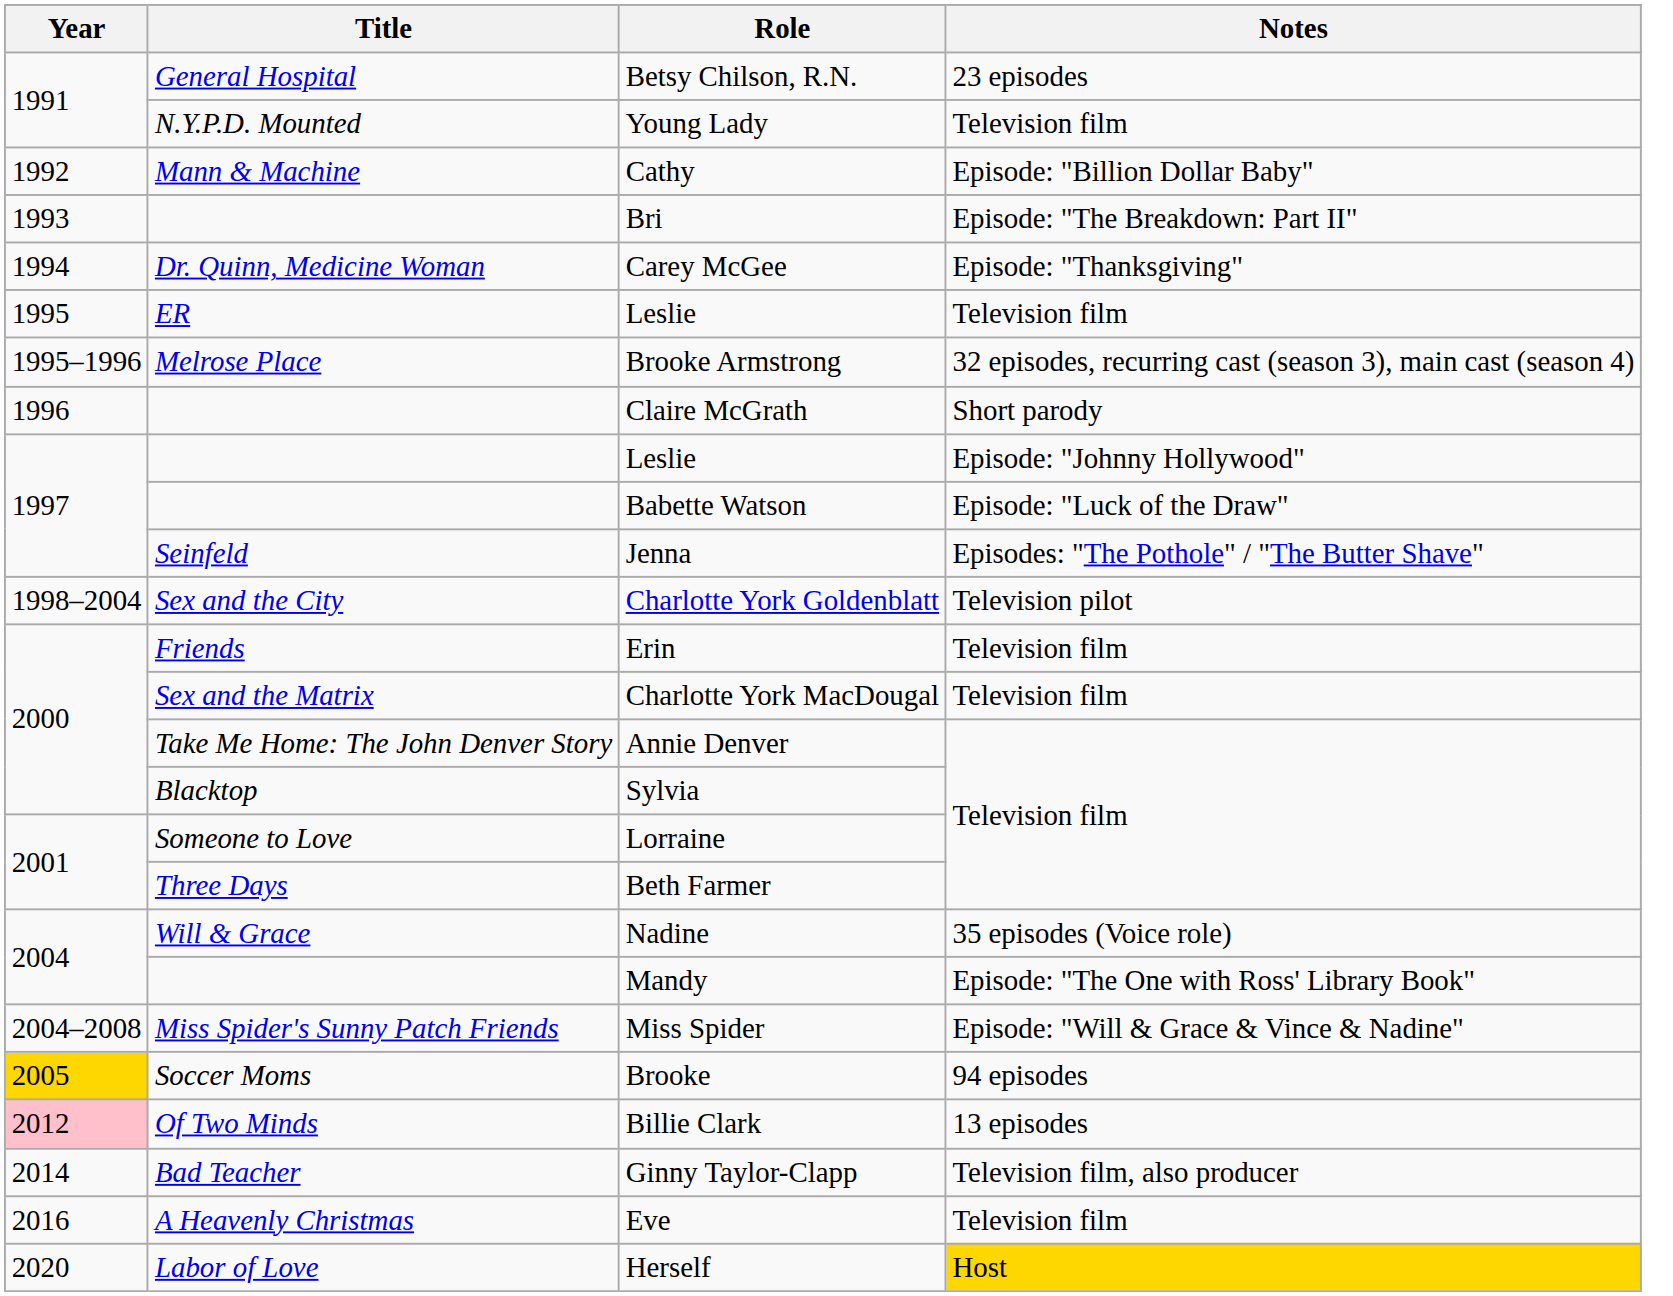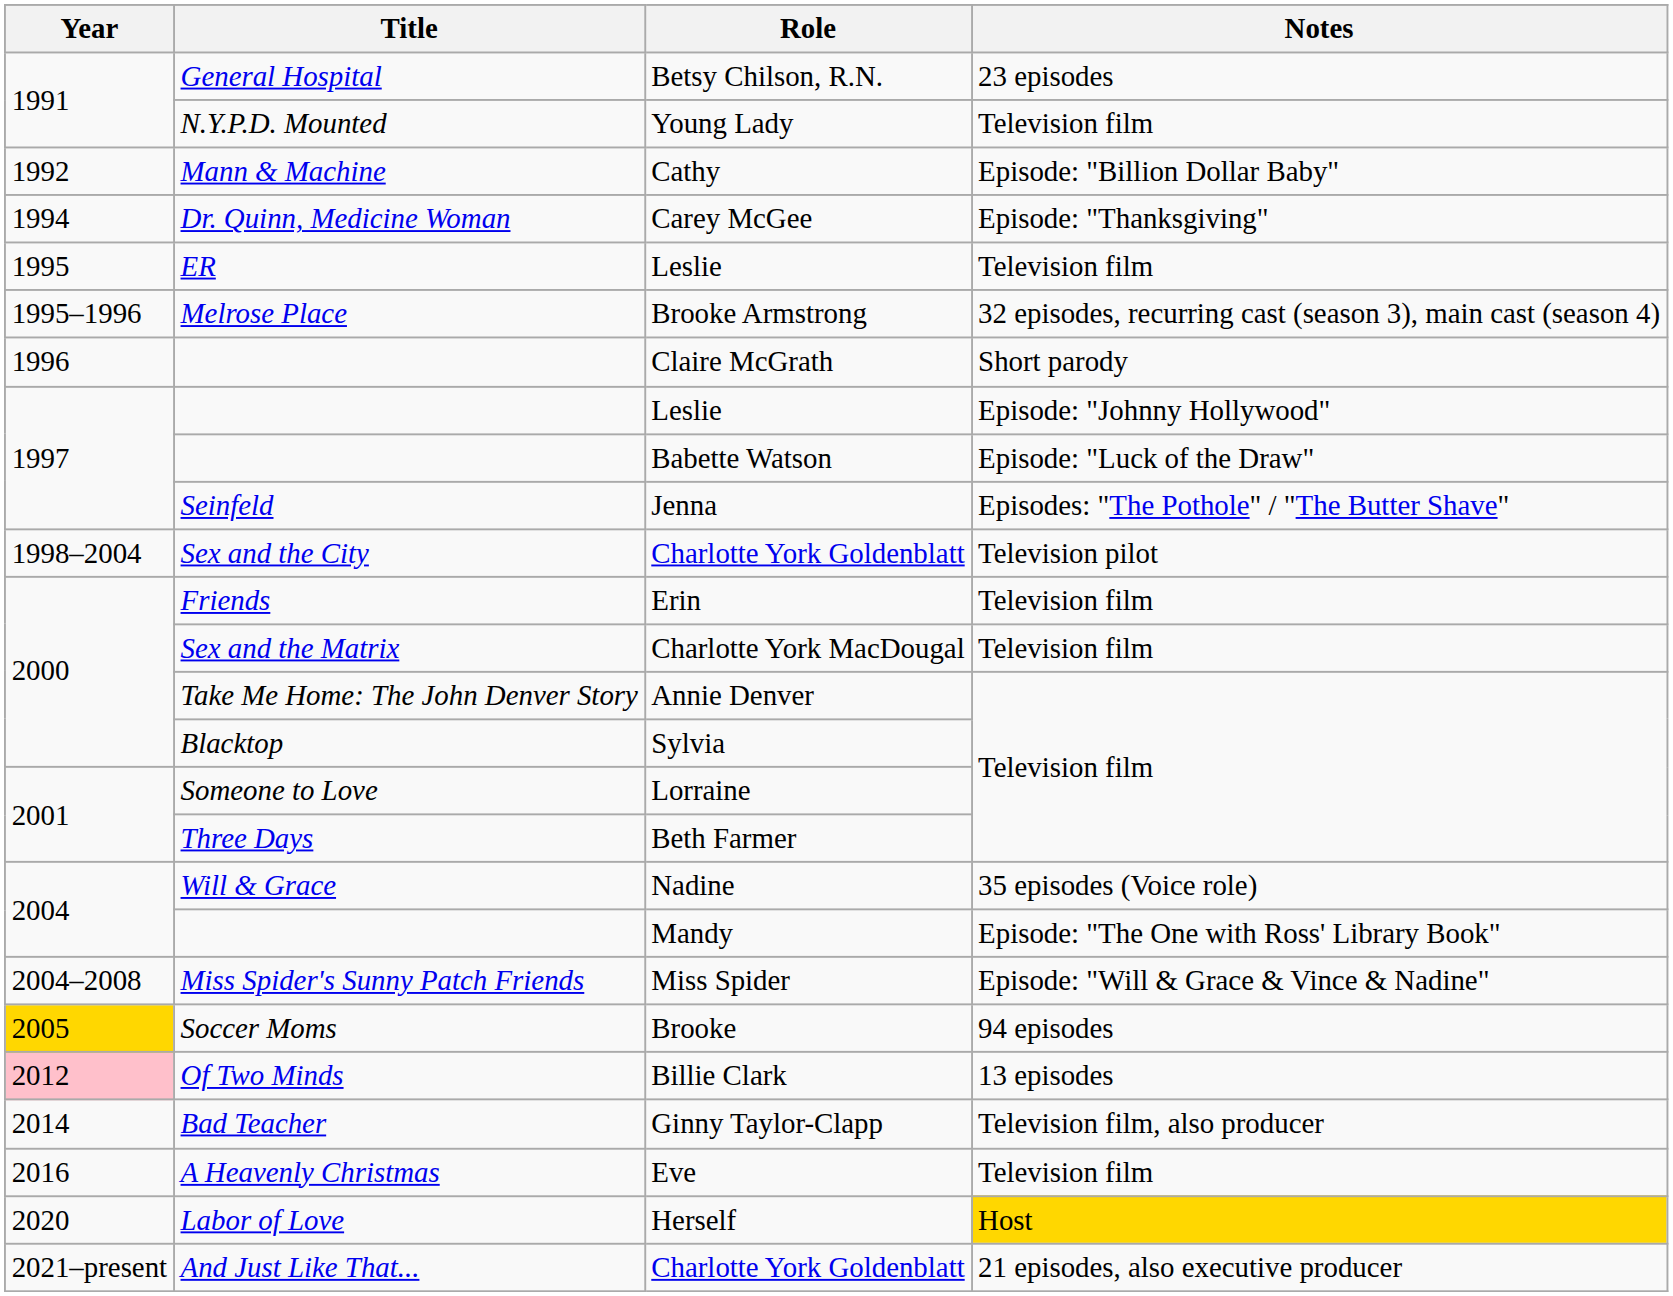- row: (384, 219)
+ row: (300, 1266)
